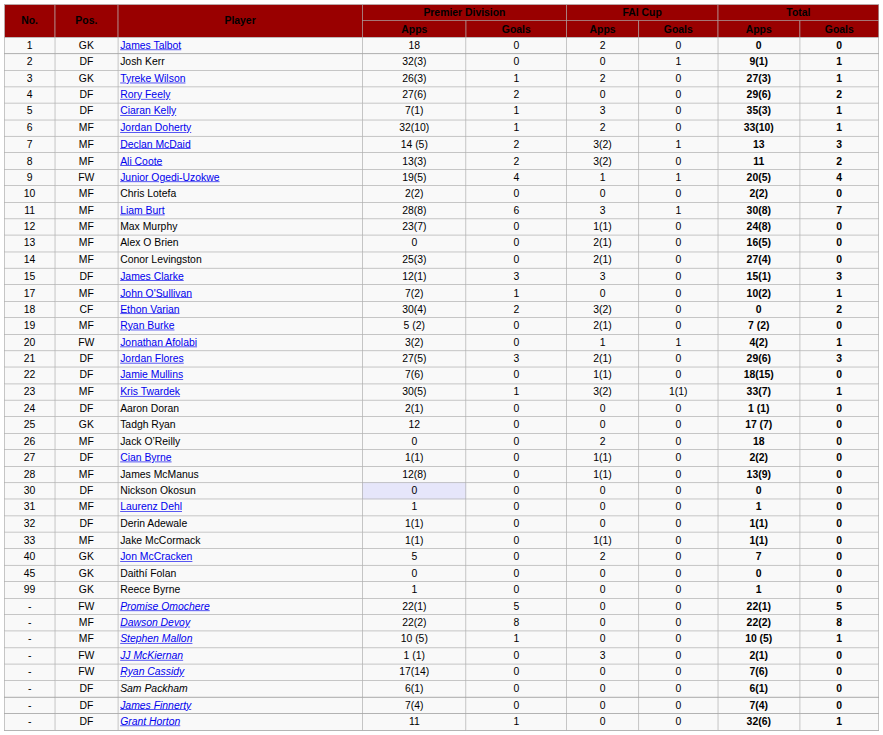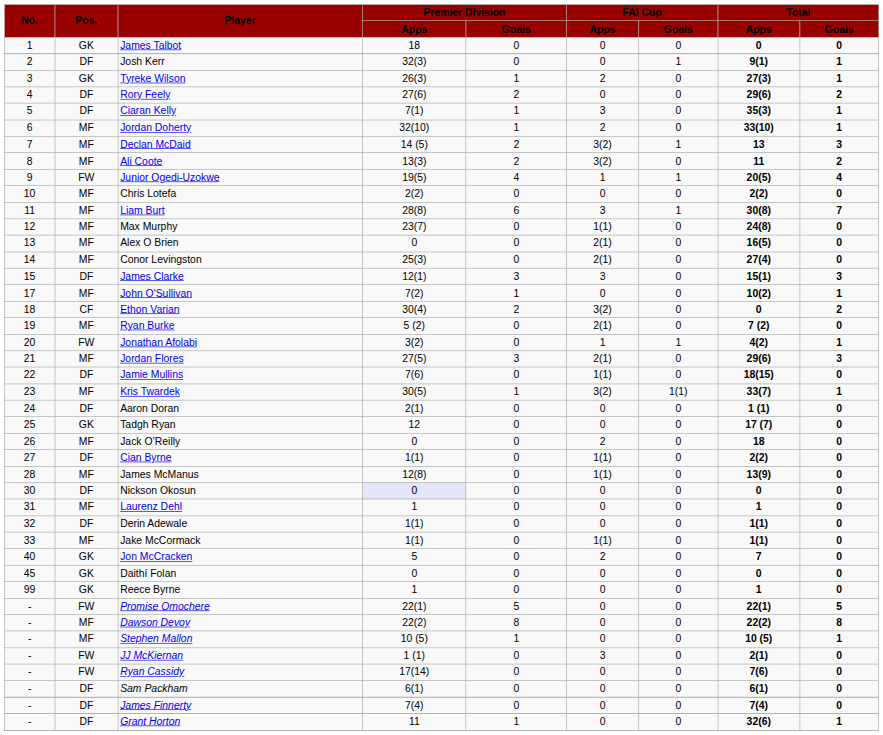(603, 45) 2 -> (603, 45) 0
(86, 359) DF -> (86, 359) MF
